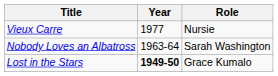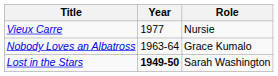(227, 46) Sarah Washington -> (218, 46) Grace Kumalo
(218, 63) Grace Kumalo -> (227, 63) Sarah Washington
